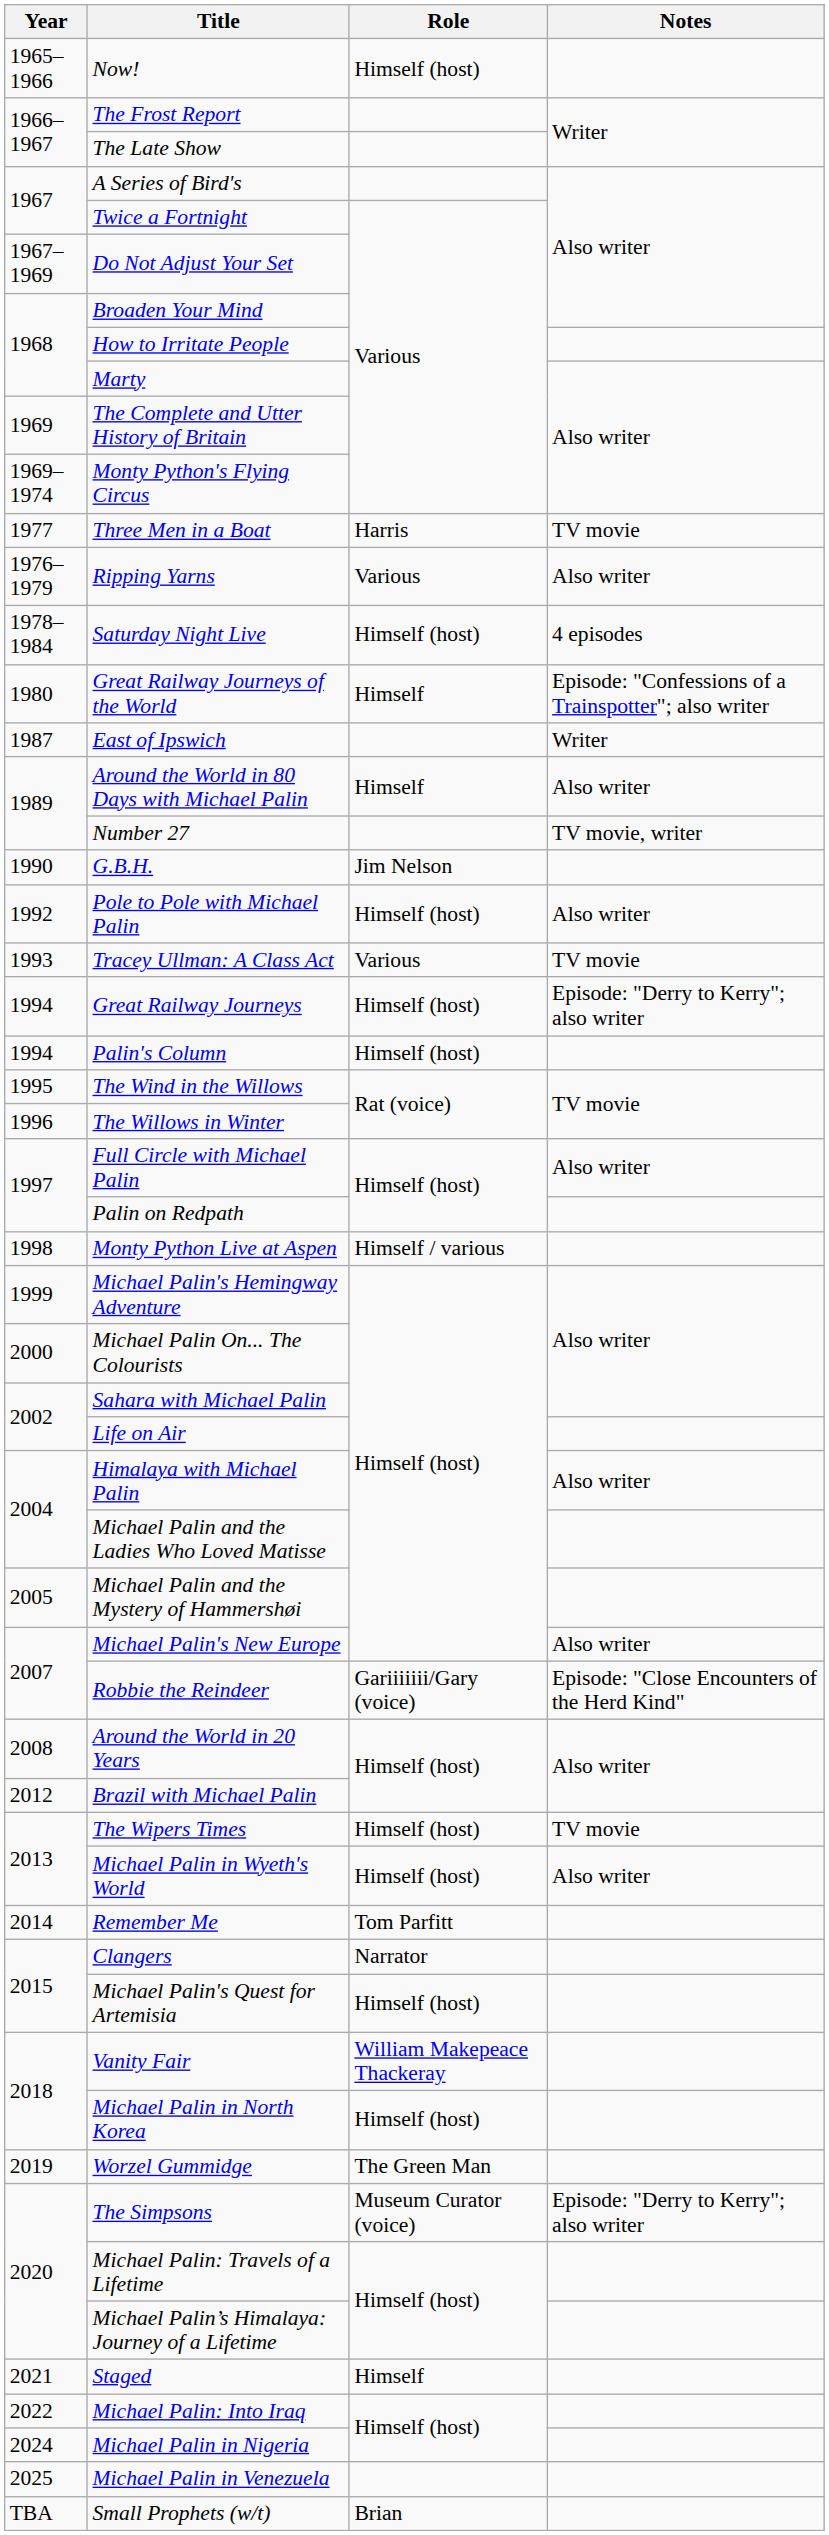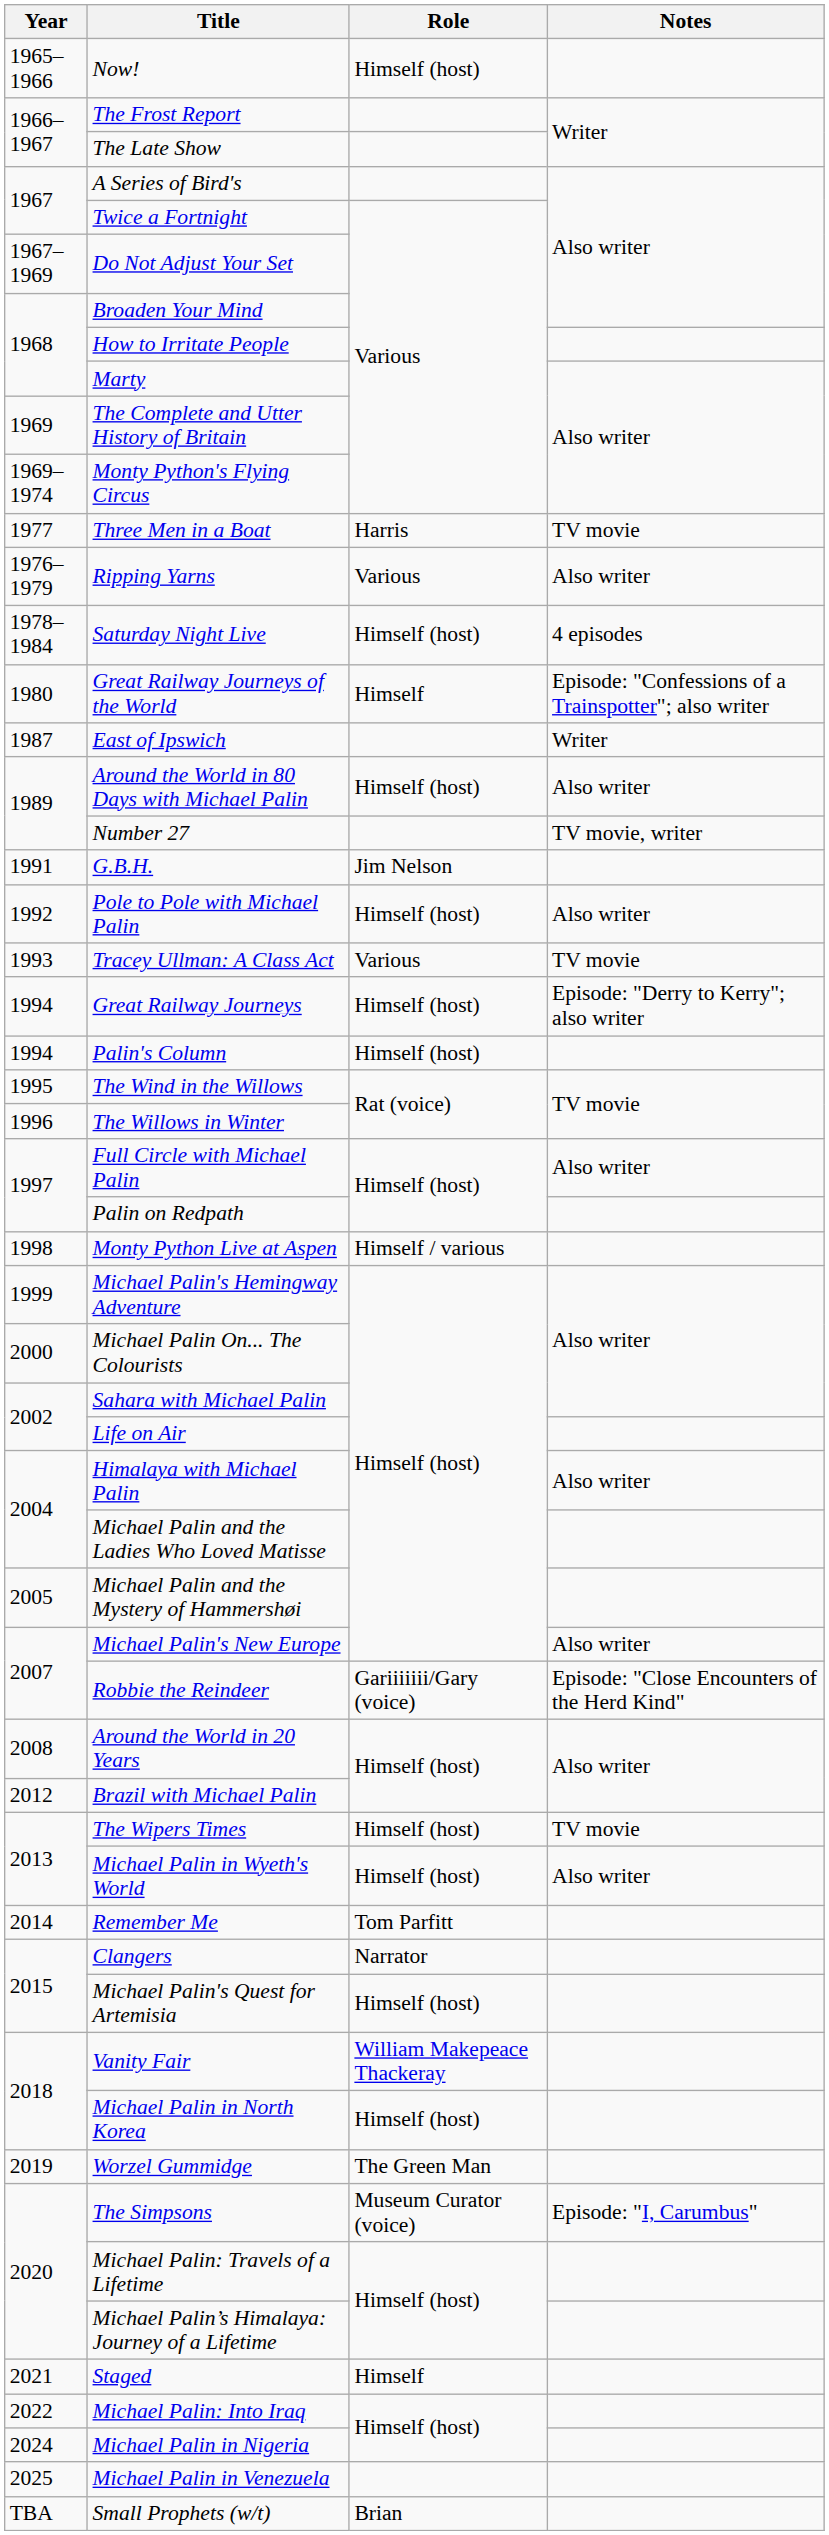(389, 786) Himself -> (417, 786) Himself (host)
(31, 866) 1990 -> (31, 866) 1991
(669, 2212) Episode: "Derry to Kerry"; also writer -> (655, 2212) Episode: "I, Carumbus"
